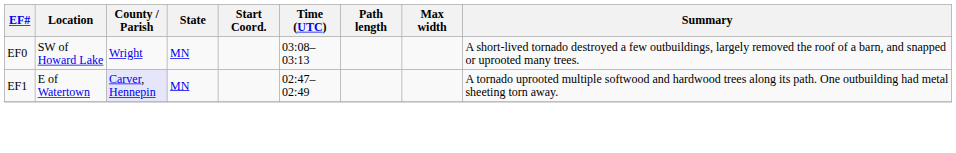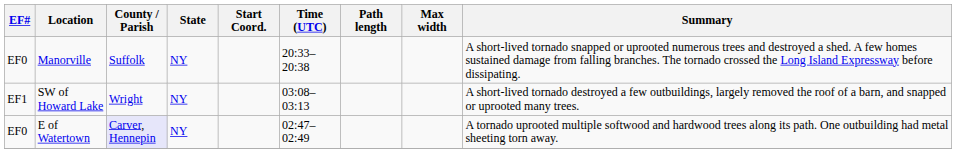+ row: (64, 60)
(17, 53) EF0 -> (17, 99) EF1
(180, 53) MN -> (179, 99) NY
(17, 85) EF1 -> (17, 131) EF0
(180, 85) MN -> (179, 131) NY
